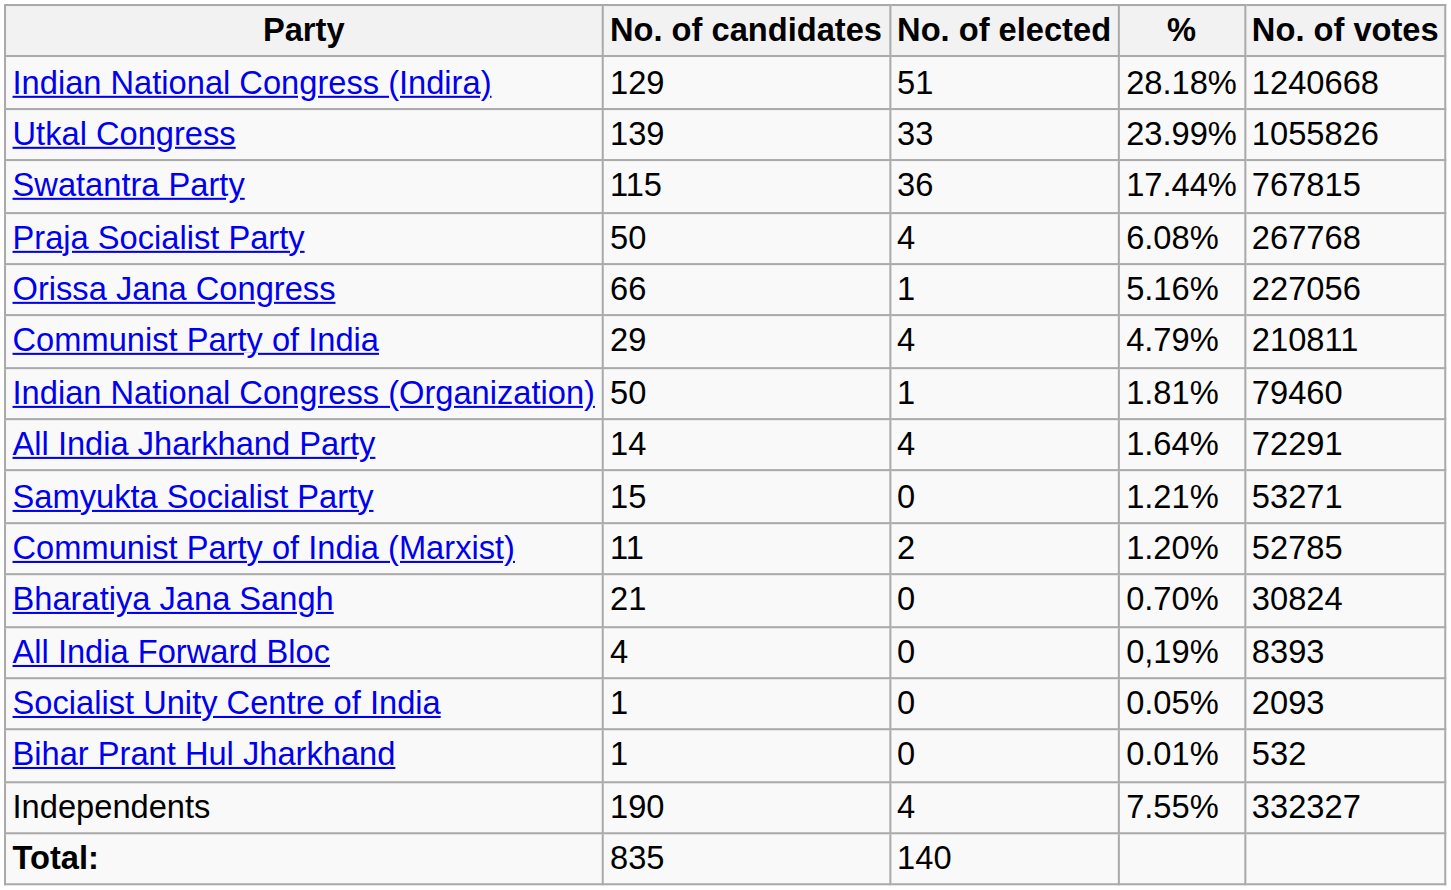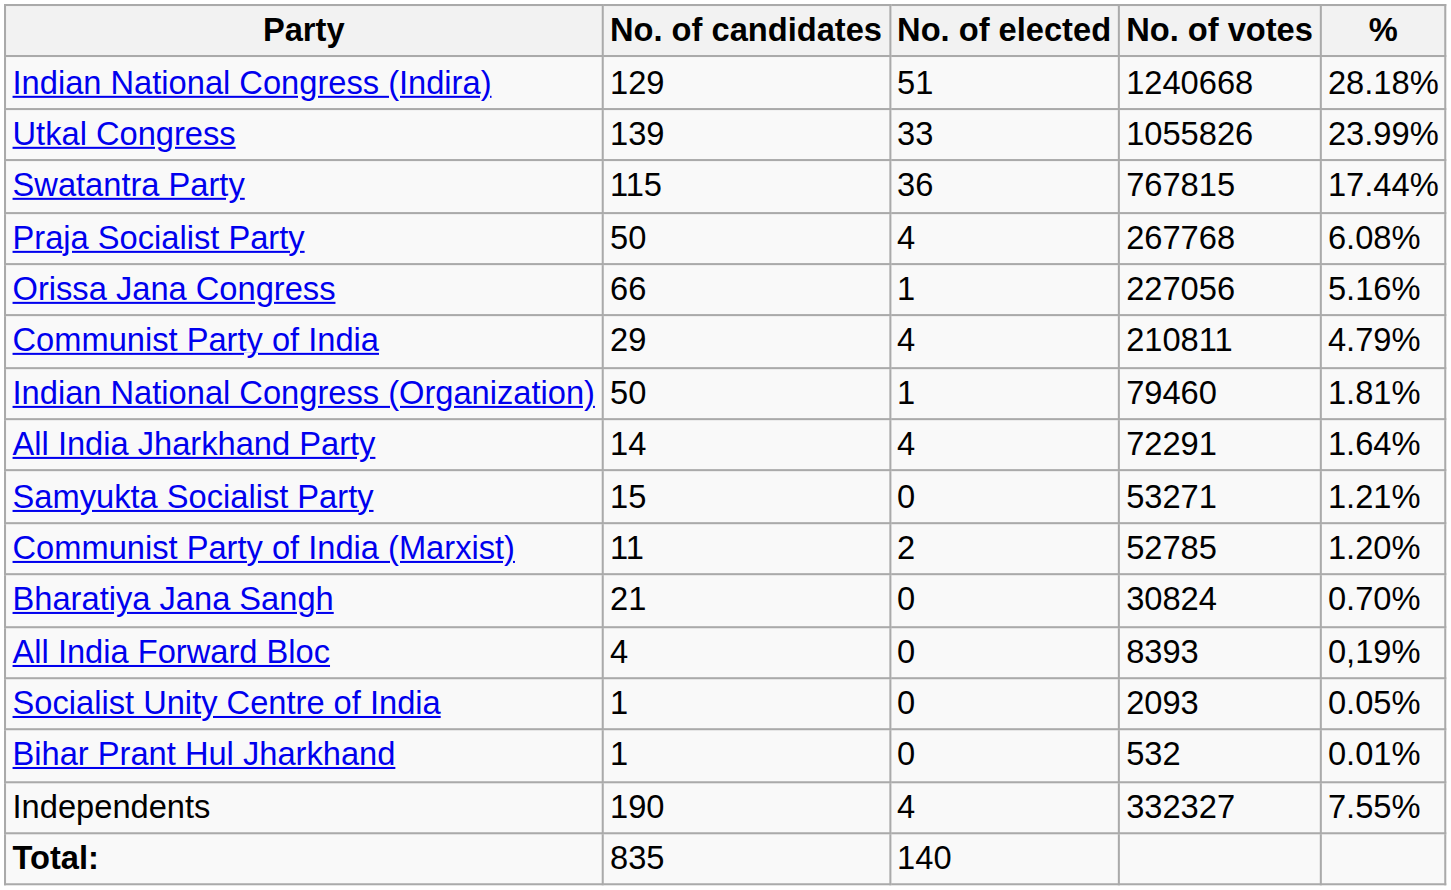columns swapped: (1345, 30) <-> (1181, 30)
